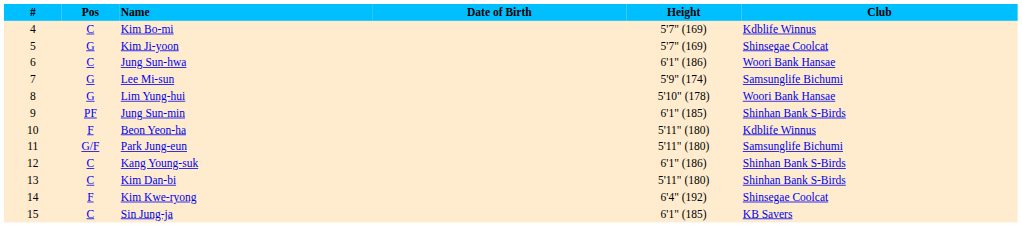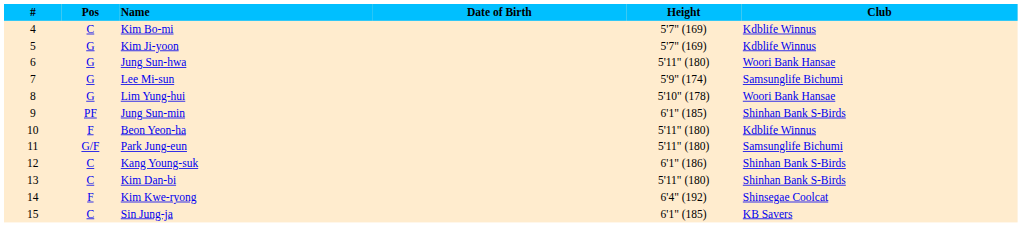(786, 46) Shinsegae Coolcat -> (779, 46) Kdblife Winnus
(90, 62) C -> (90, 62) G
(684, 62) 6'1" (186) -> (684, 62) 5'11" (180)
